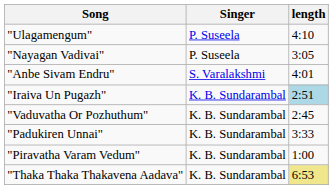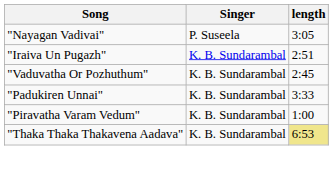- row: (50, 34)
- row: (61, 74)
(303, 94) lightblue background -> (303, 54) no background
